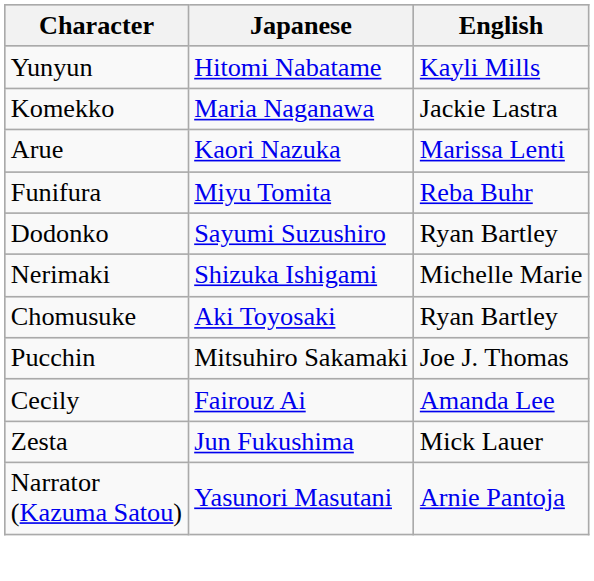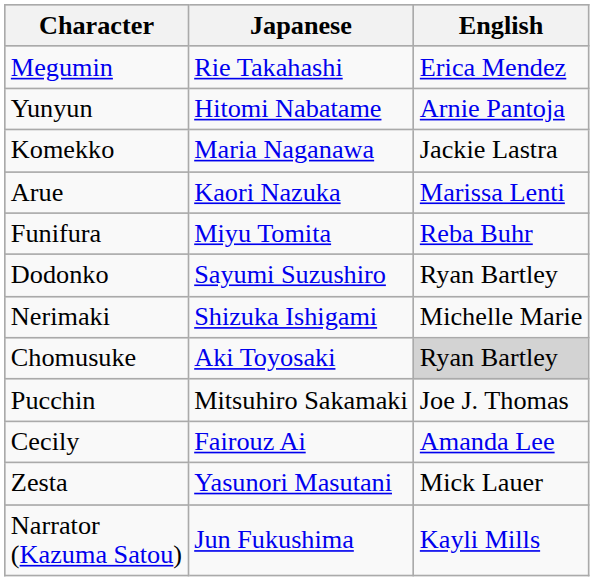+ row: (62, 66)
(480, 66) Kayli Mills -> (492, 108) Arnie Pantoja
(489, 316) no background -> (489, 358) lightgrey background
(274, 441) Jun Fukushima -> (293, 483) Yasunori Masutani
(293, 497) Yasunori Masutani -> (274, 539) Jun Fukushima
(492, 497) Arnie Pantoja -> (480, 539) Kayli Mills
